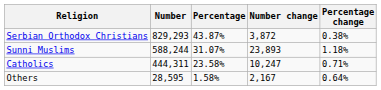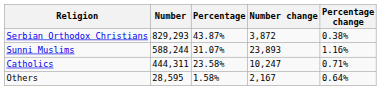(335, 50) 1.18% -> (335, 50) 1.16%
